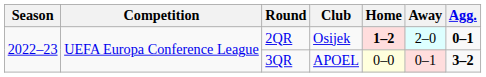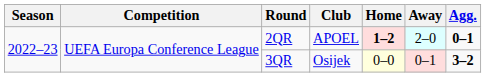(332, 38) Osijek -> (336, 38) APOEL
(336, 60) APOEL -> (332, 60) Osijek
